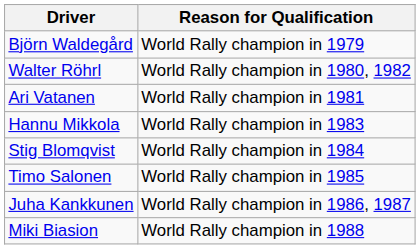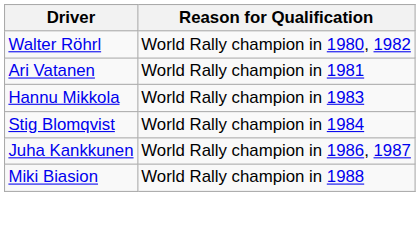- row: (71, 44)
- row: (60, 177)
